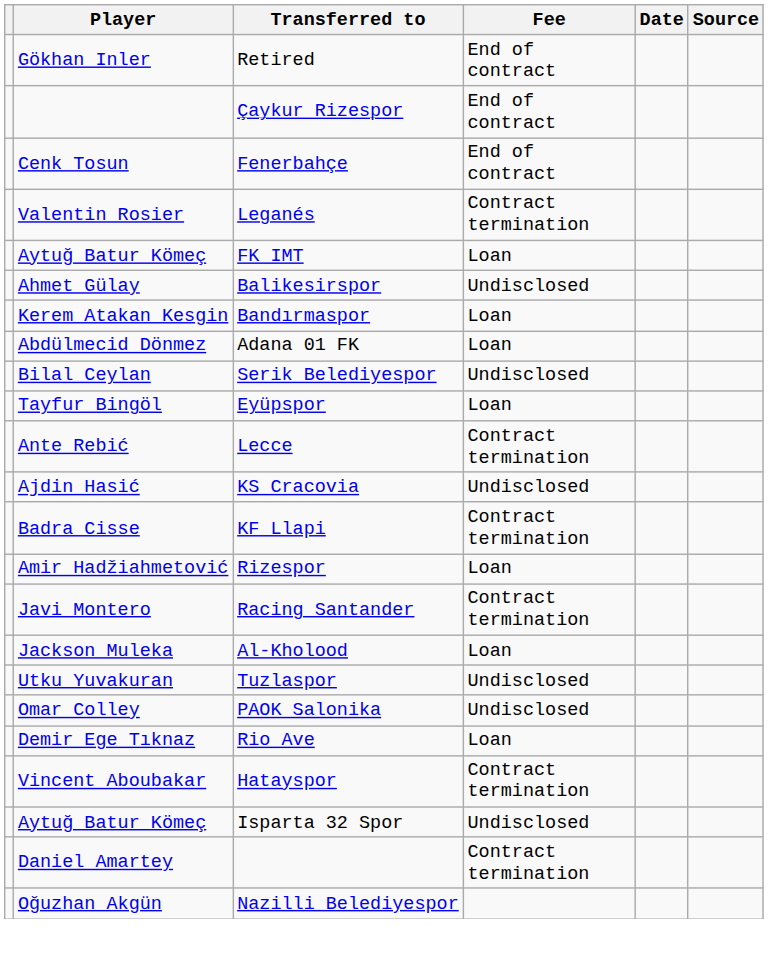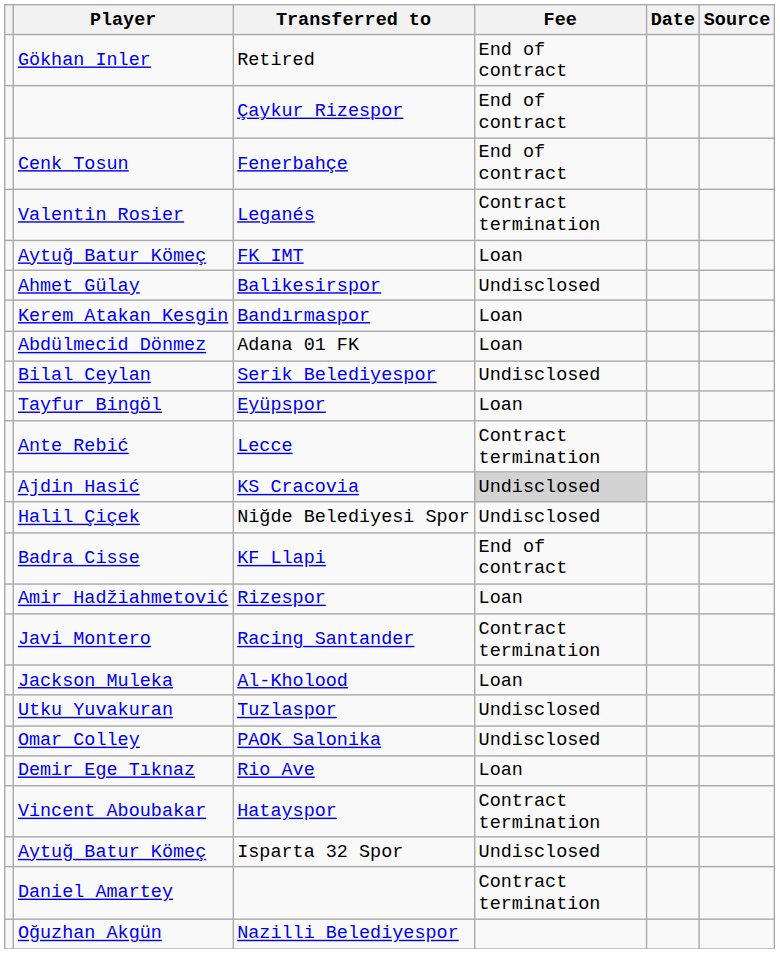(528, 487) no background -> (540, 487) lightgrey background
+ row: (353, 517)
(528, 528) Contract termination -> (523, 558) End of contract
